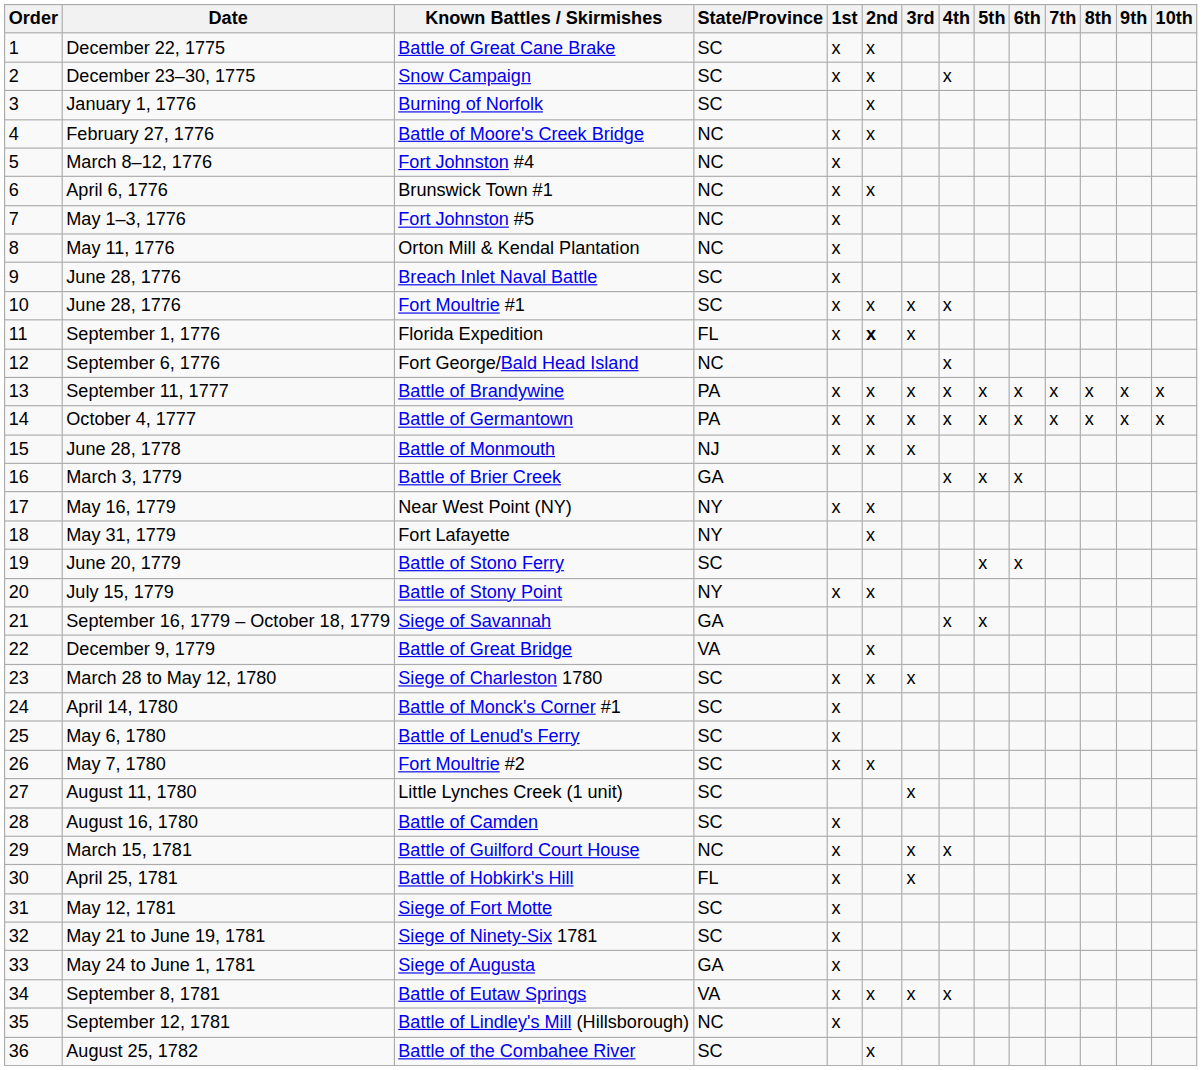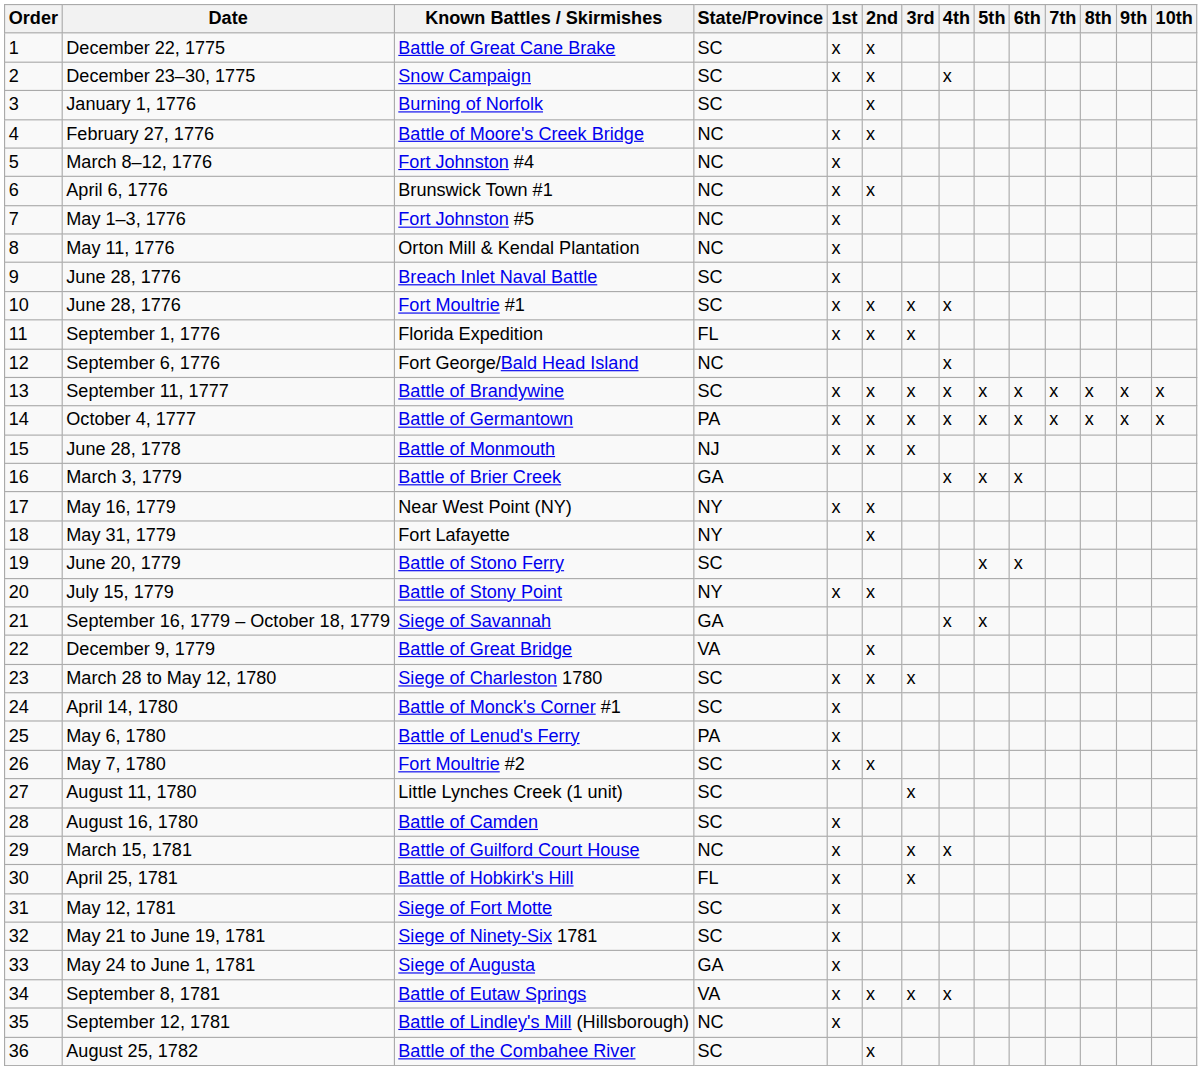(871, 334) bold -> (870, 334) normal
(709, 391) PA -> (710, 391) SC
(710, 735) SC -> (709, 735) PA
